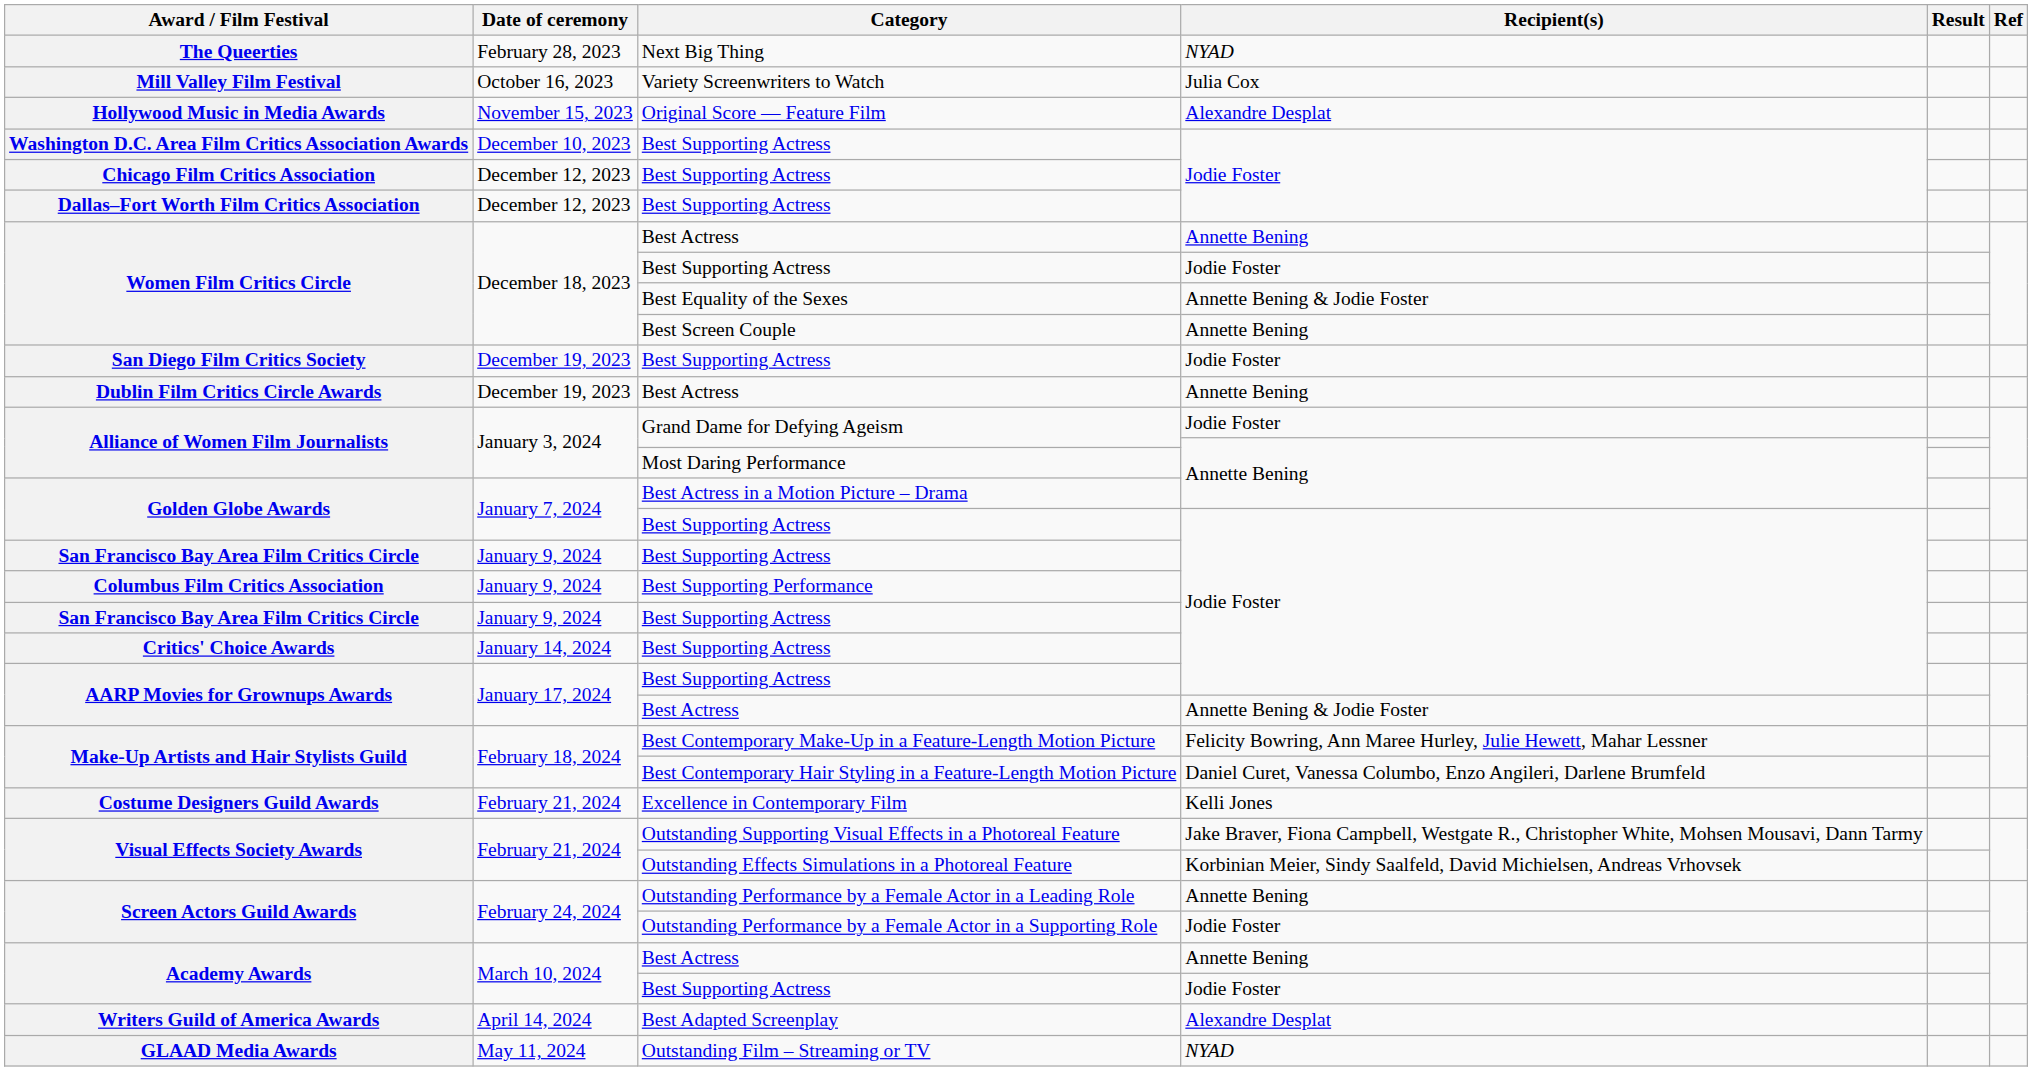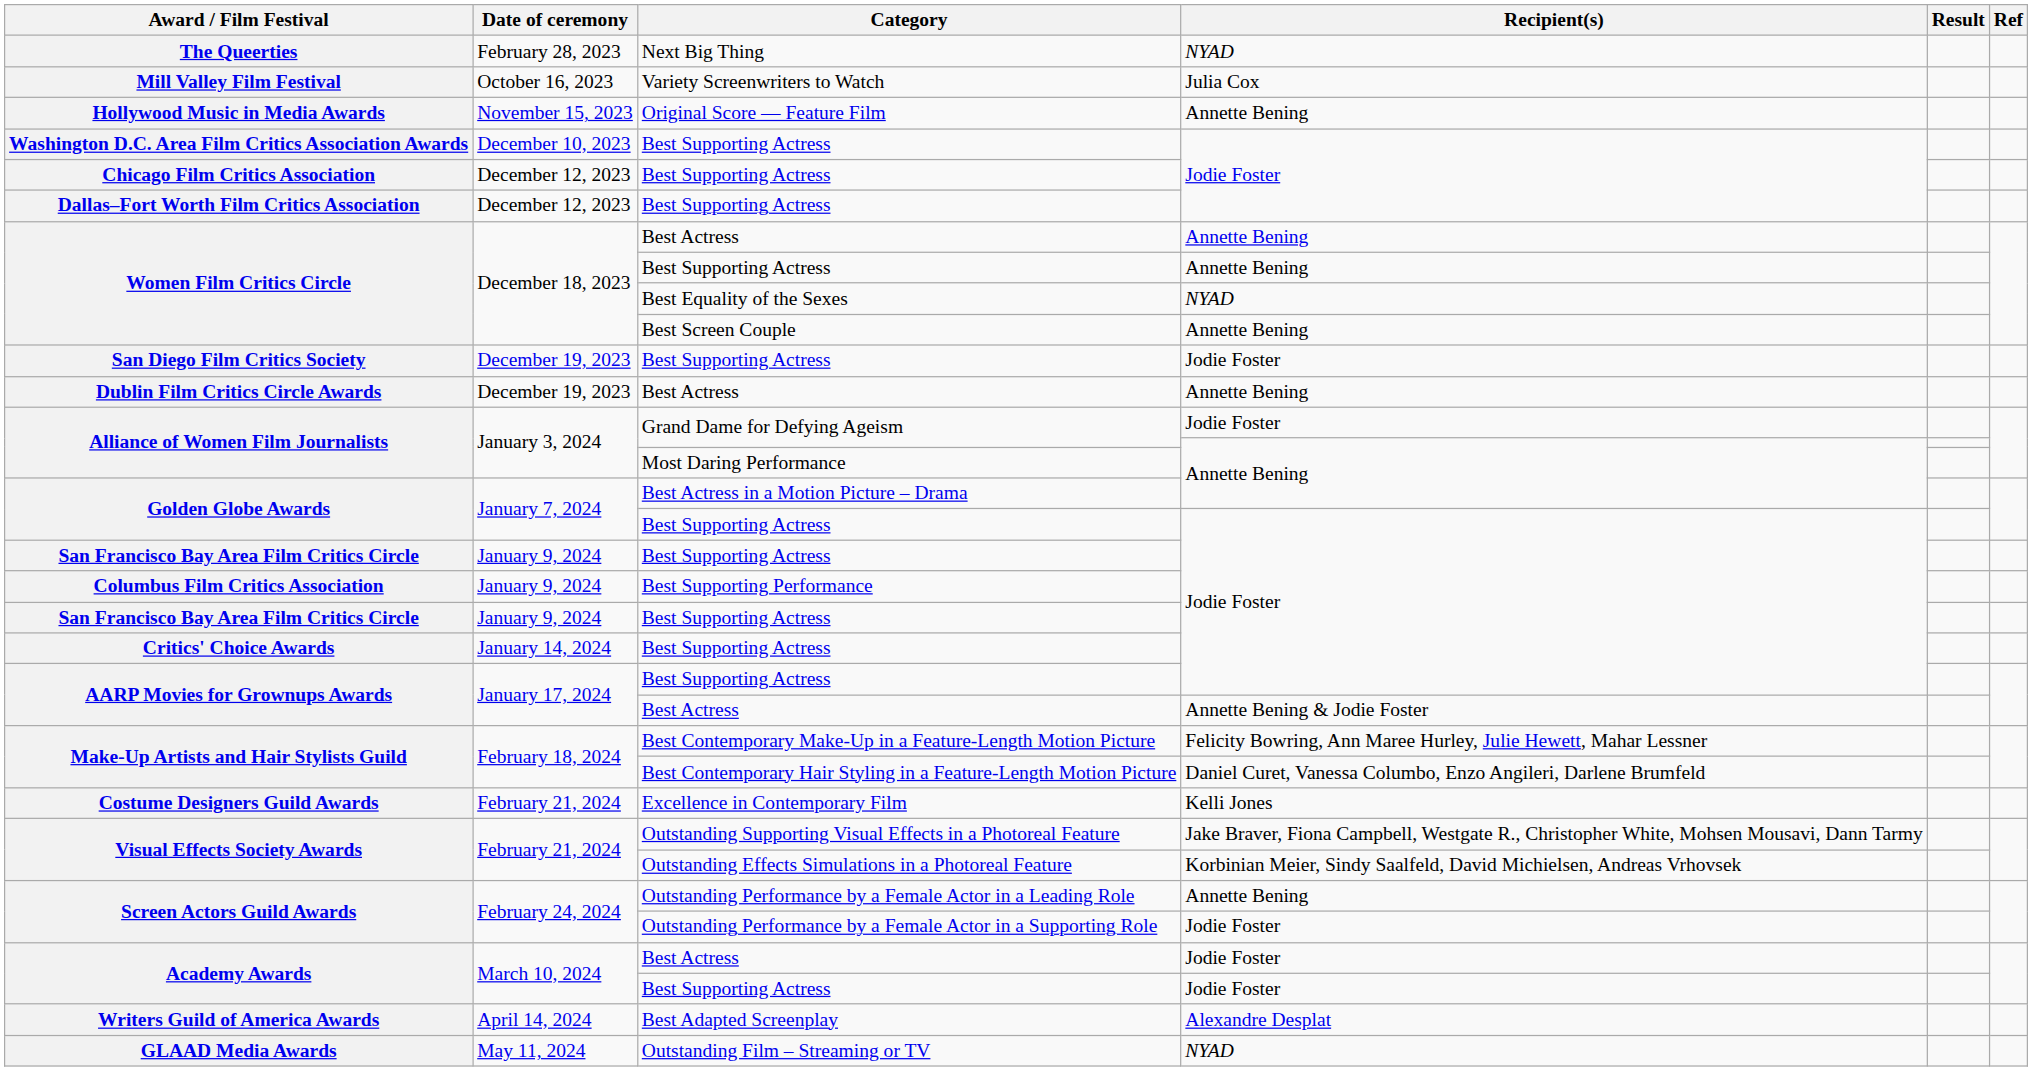(1258, 112) Alexandre Desplat -> (1247, 112) Annette Bening
(1233, 267) Jodie Foster -> (1247, 267) Annette Bening
(1307, 298) Annette Bening & Jodie Foster -> (1210, 298) NYAD
(1247, 957) Annette Bening -> (1233, 957) Jodie Foster
